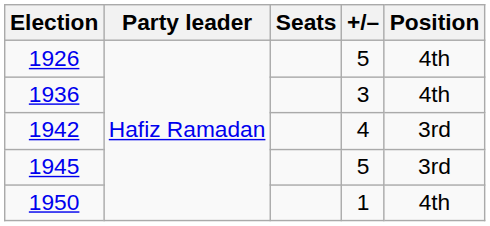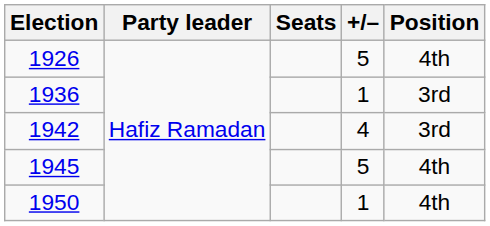(363, 94) 3 -> (363, 94) 1
(434, 94) 4th -> (434, 94) 3rd
(434, 166) 3rd -> (434, 166) 4th
